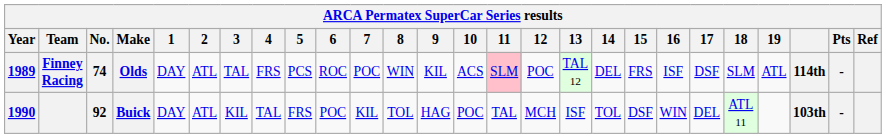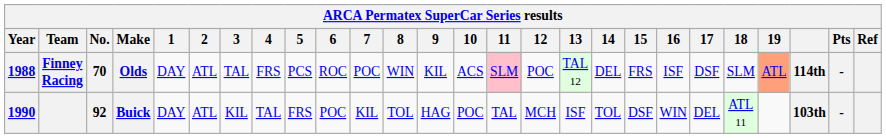(22, 72) 1989 -> (22, 72) 1988
(100, 72) 74 -> (100, 72) 70
(774, 72) no background -> (774, 72) lightsalmon background
